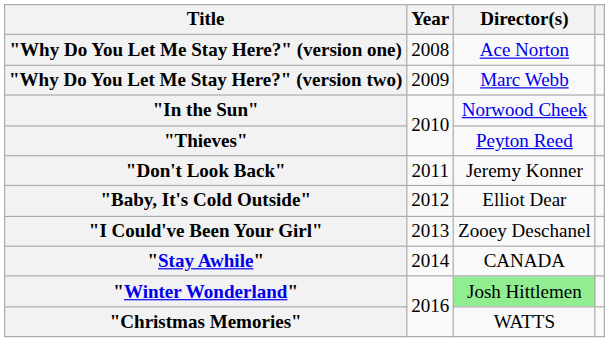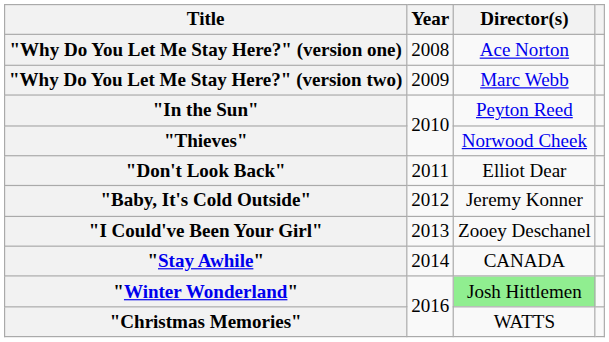(524, 110) Norwood Cheek -> (524, 110) Peyton Reed
(524, 140) Peyton Reed -> (524, 140) Norwood Cheek
(524, 170) Jeremy Konner -> (524, 170) Elliot Dear
(524, 200) Elliot Dear -> (524, 200) Jeremy Konner
